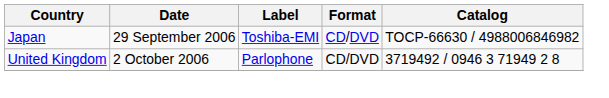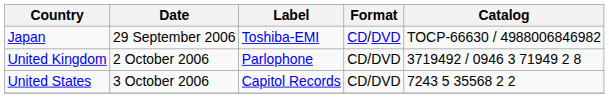+ row: (49, 81)
